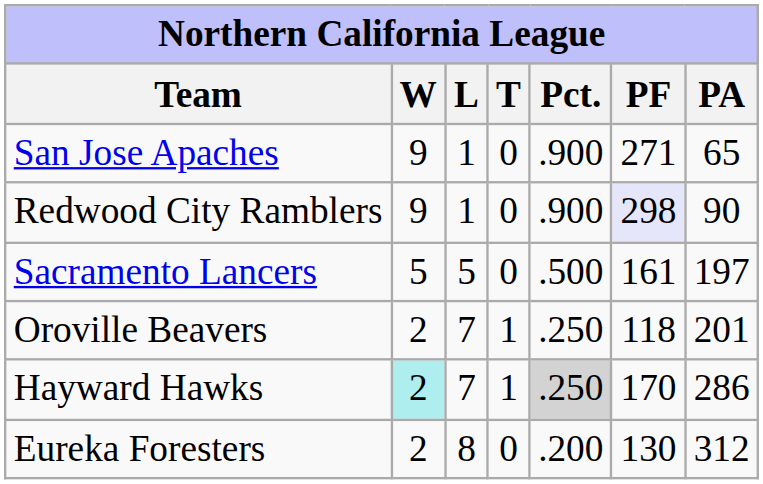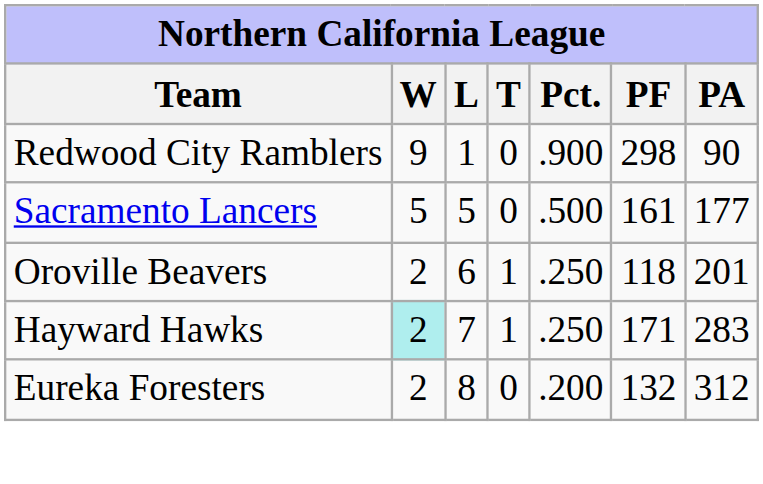- row: (146, 152)
(649, 211) lavender background -> (649, 152) no background
(722, 270) 197 -> (722, 211) 177
(466, 329) 7 -> (466, 270) 6
(571, 388) lightgrey background -> (571, 329) no background
(649, 388) 170 -> (649, 329) 171
(722, 388) 286 -> (722, 329) 283
(649, 447) 130 -> (649, 388) 132
